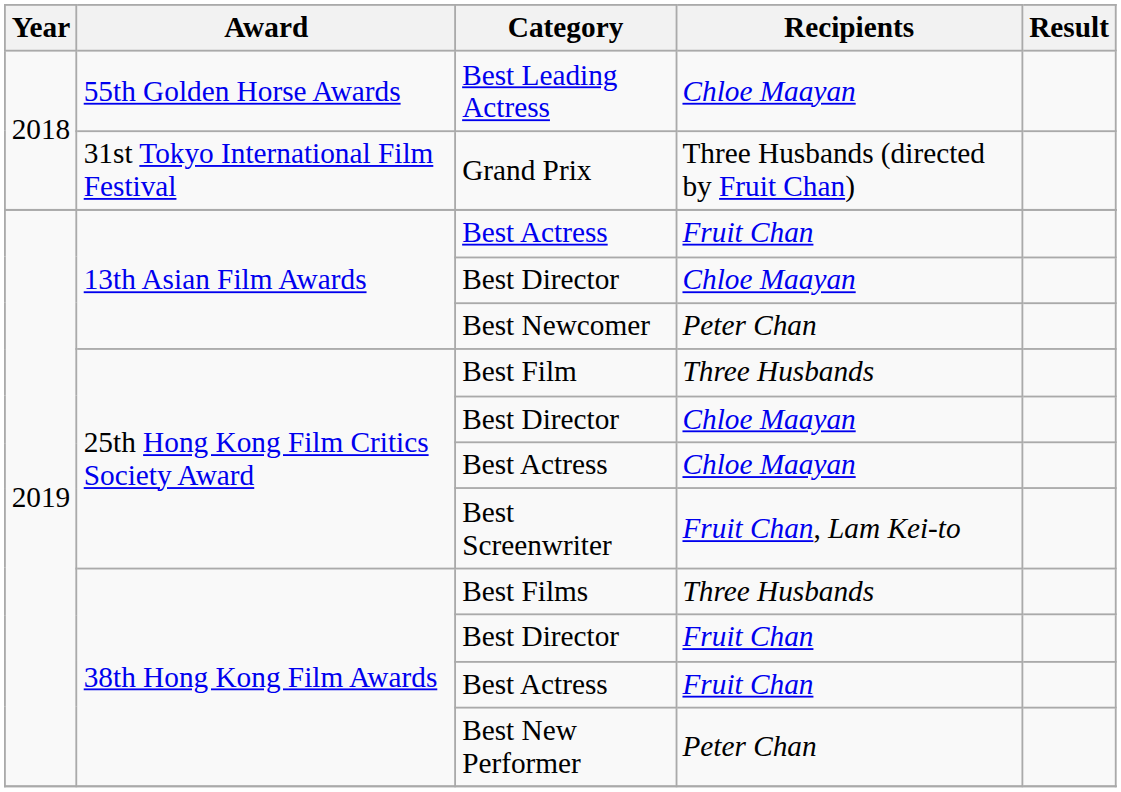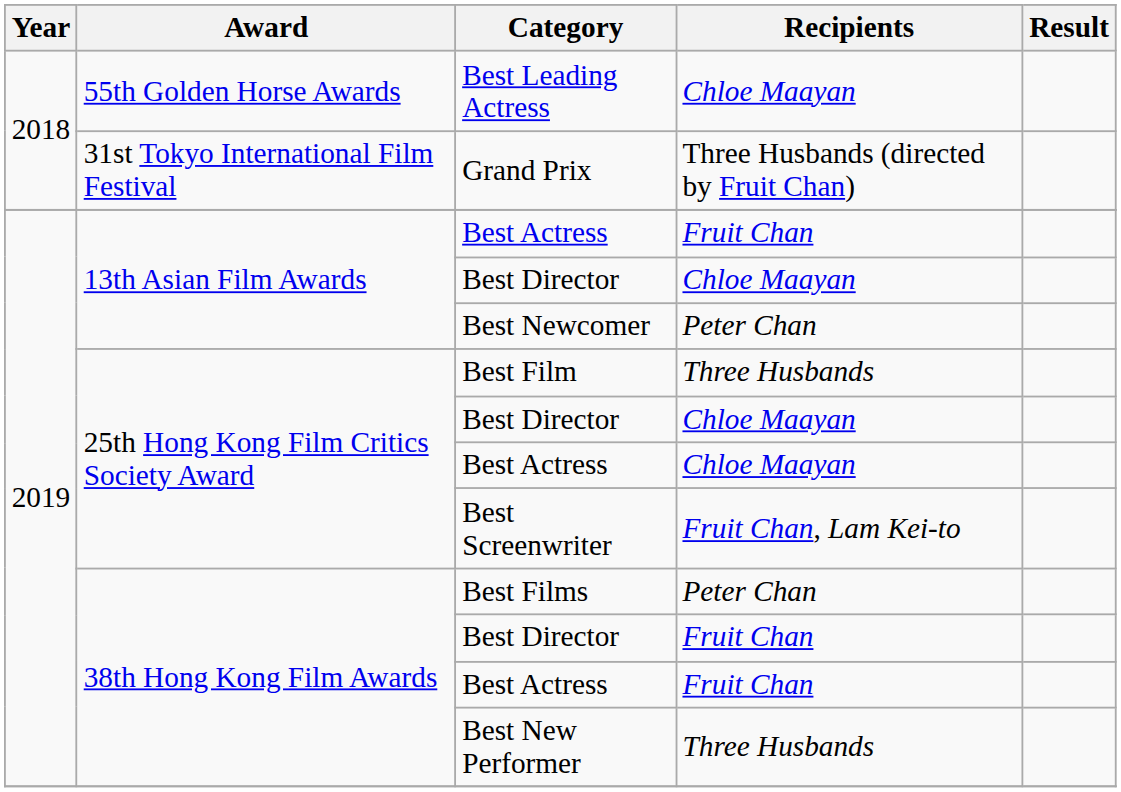(778, 590) Three Husbands -> (750, 590) Peter Chan
(750, 746) Peter Chan -> (778, 746) Three Husbands
